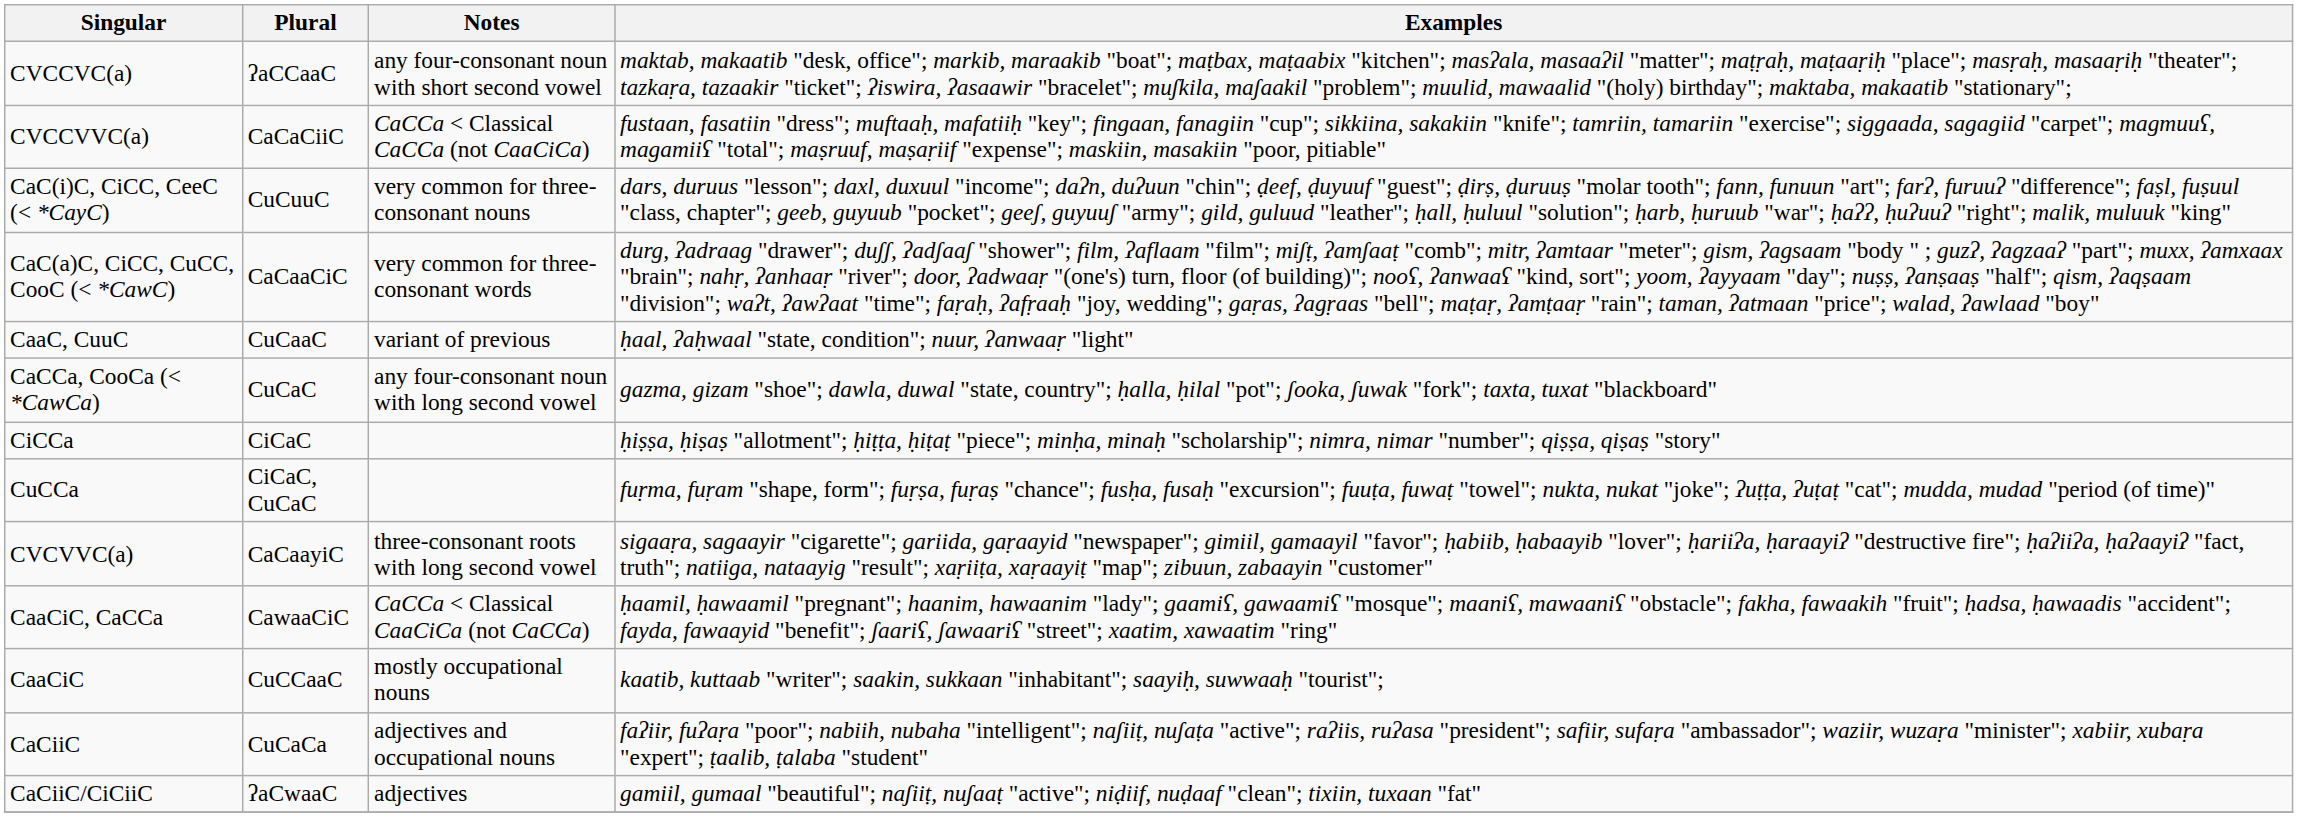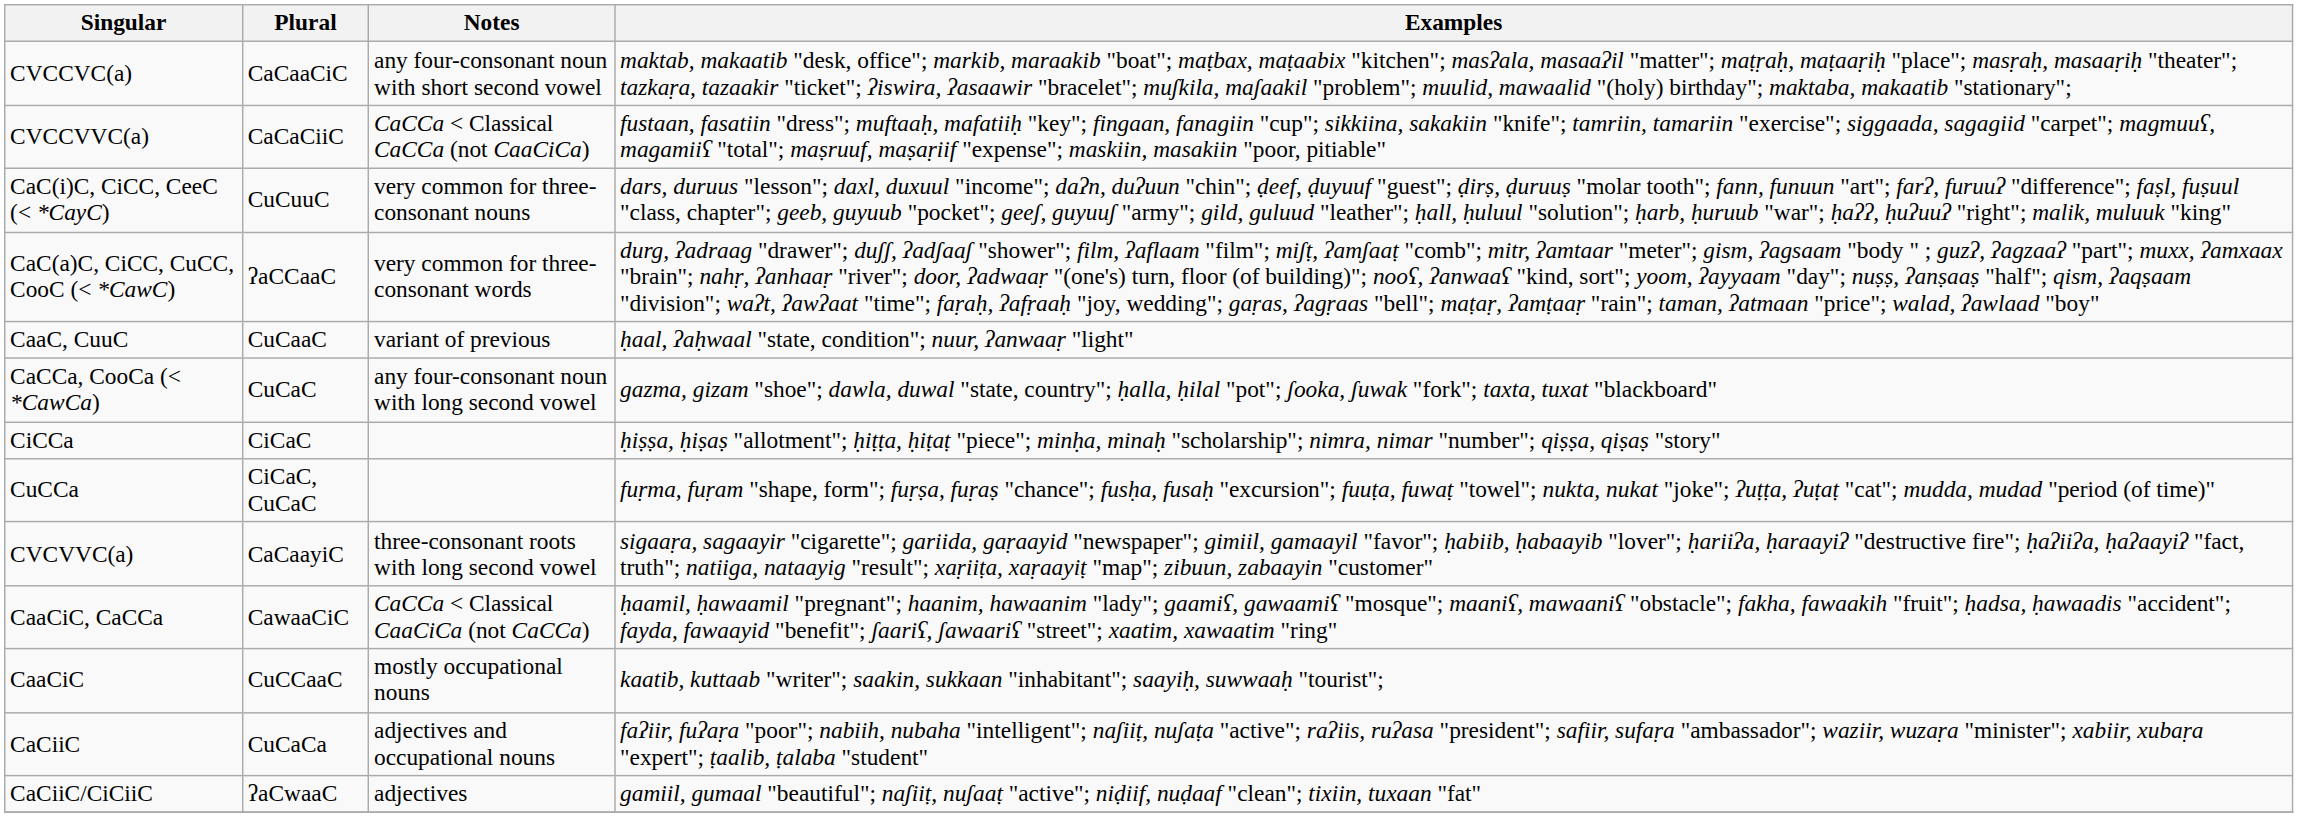(292, 73) ʔaCCaaC -> (298, 73) CaCaaCiC
(298, 276) CaCaaCiC -> (292, 276) ʔaCCaaC
